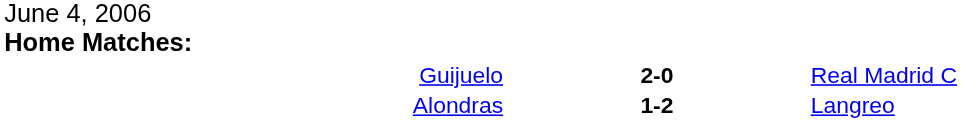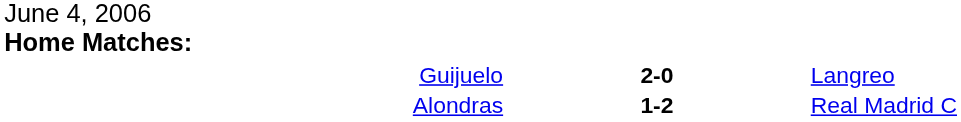(884, 75) Real Madrid C -> (853, 75) Langreo
(853, 105) Langreo -> (884, 105) Real Madrid C
